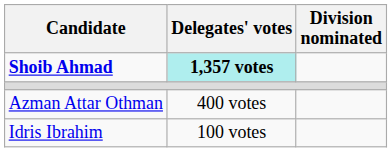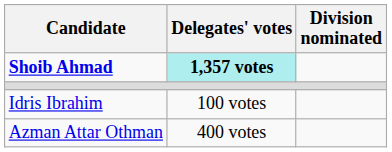rows swapped: (86, 103) <-> (56, 132)
